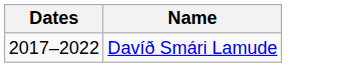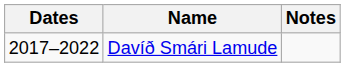+ column: (311, 18)
